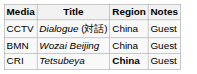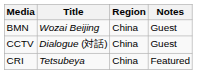rows swapped: (18, 45) <-> (20, 29)
(126, 61) bold -> (125, 61) normal
(164, 61) Guest -> (170, 61) Featured
